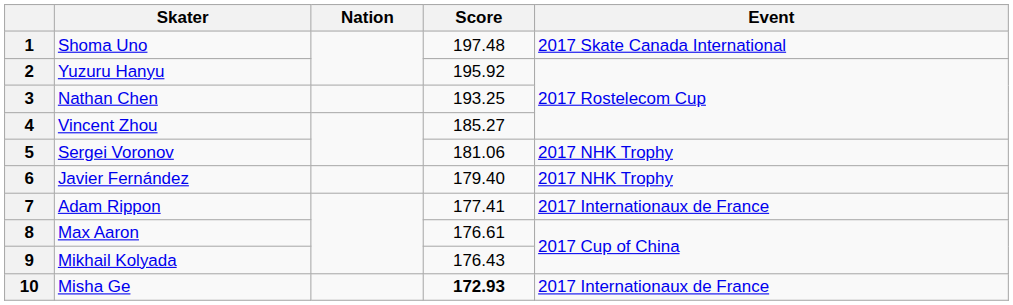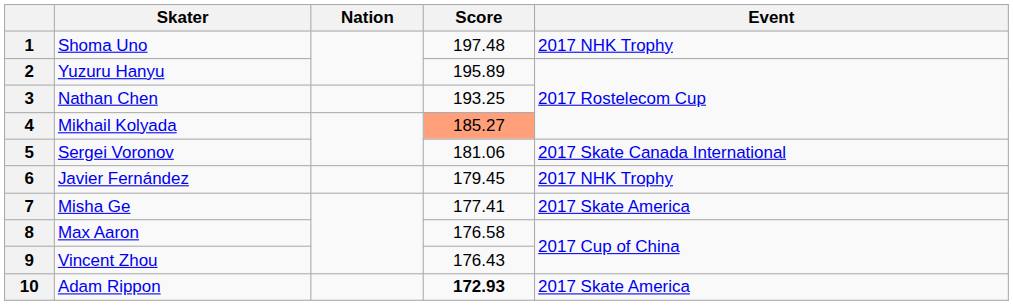(662, 44) 2017 Skate Canada International -> (606, 44) 2017 NHK Trophy
(479, 71) 195.92 -> (479, 71) 195.89
(108, 125) Vincent Zhou -> (117, 125) Mikhail Kolyada
(479, 125) no background -> (479, 125) lightsalmon background
(606, 152) 2017 NHK Trophy -> (662, 152) 2017 Skate Canada International
(479, 179) 179.40 -> (479, 179) 179.45
(109, 206) Adam Rippon -> (94, 206) Misha Ge
(654, 206) 2017 Internationaux de France -> (614, 206) 2017 Skate America
(479, 233) 176.61 -> (479, 233) 176.58
(117, 260) Mikhail Kolyada -> (108, 260) Vincent Zhou
(94, 286) Misha Ge -> (109, 286) Adam Rippon
(654, 286) 2017 Internationaux de France -> (614, 286) 2017 Skate America
